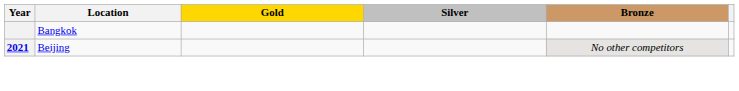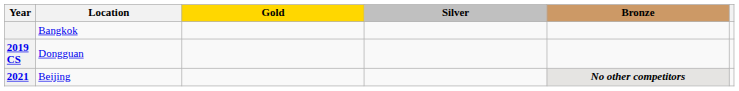+ row: (61, 53)
(637, 47) normal -> (638, 77) bold
